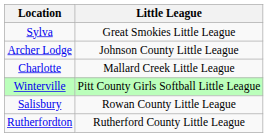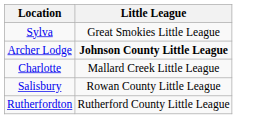(169, 50) normal -> (154, 50) bold
- row: (40, 86)
